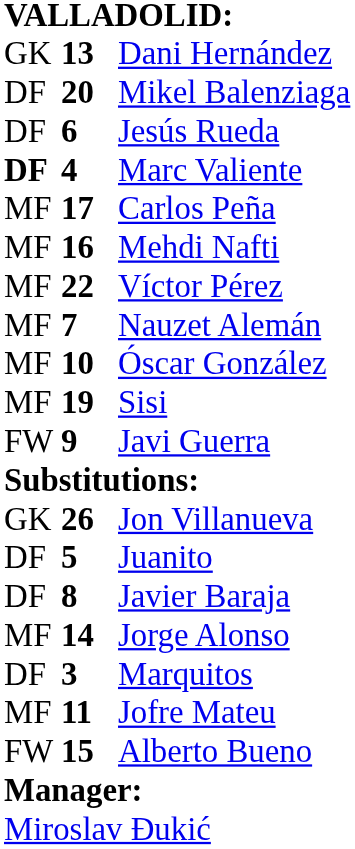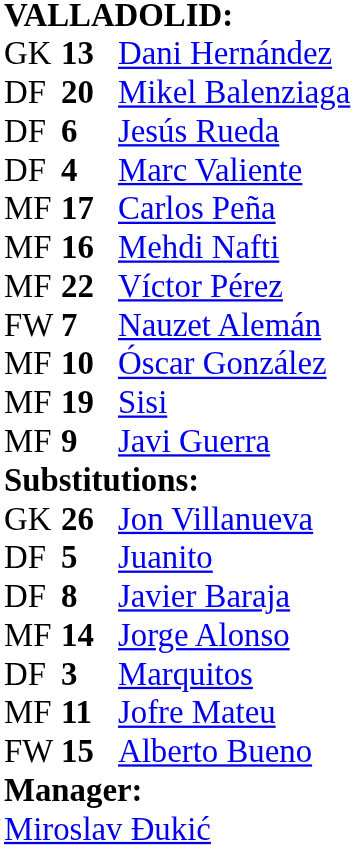(26, 169) bold -> (25, 169) normal
(28, 324) MF -> (29, 324) FW
(29, 441) FW -> (28, 441) MF
